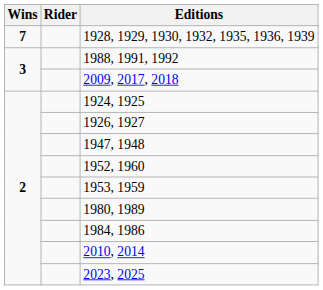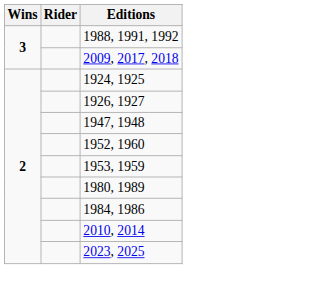- row: (199, 36)
